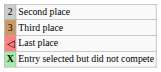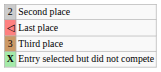rows swapped: (41, 27) <-> (38, 43)
